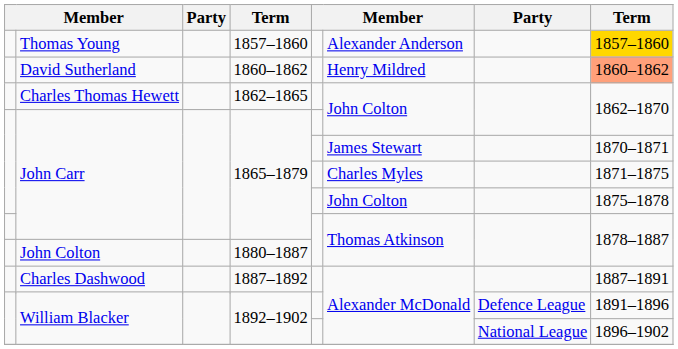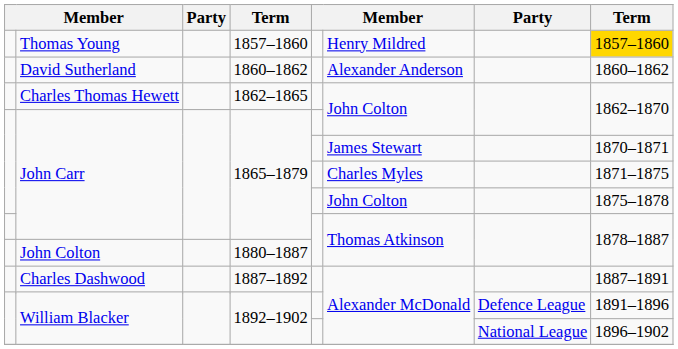(395, 43) Alexander Anderson -> (376, 43) Henry Mildred
(376, 69) Henry Mildred -> (395, 69) Alexander Anderson
(632, 69) lightsalmon background -> (632, 69) no background
